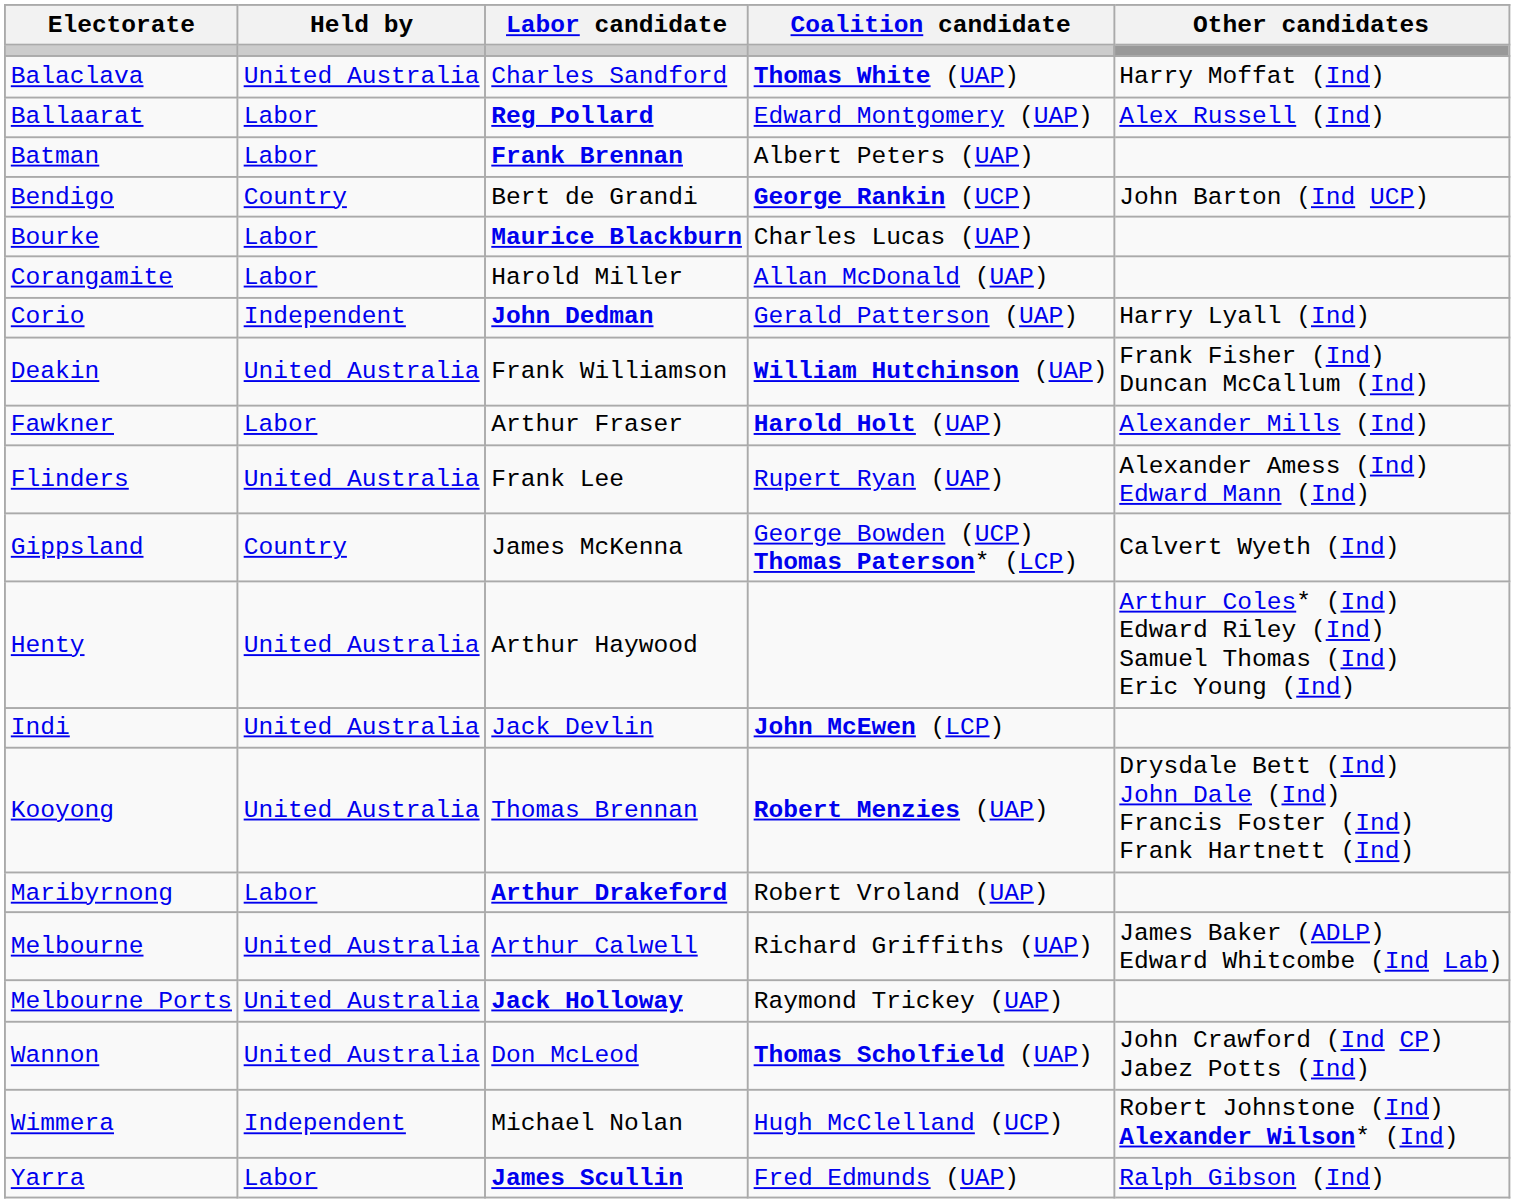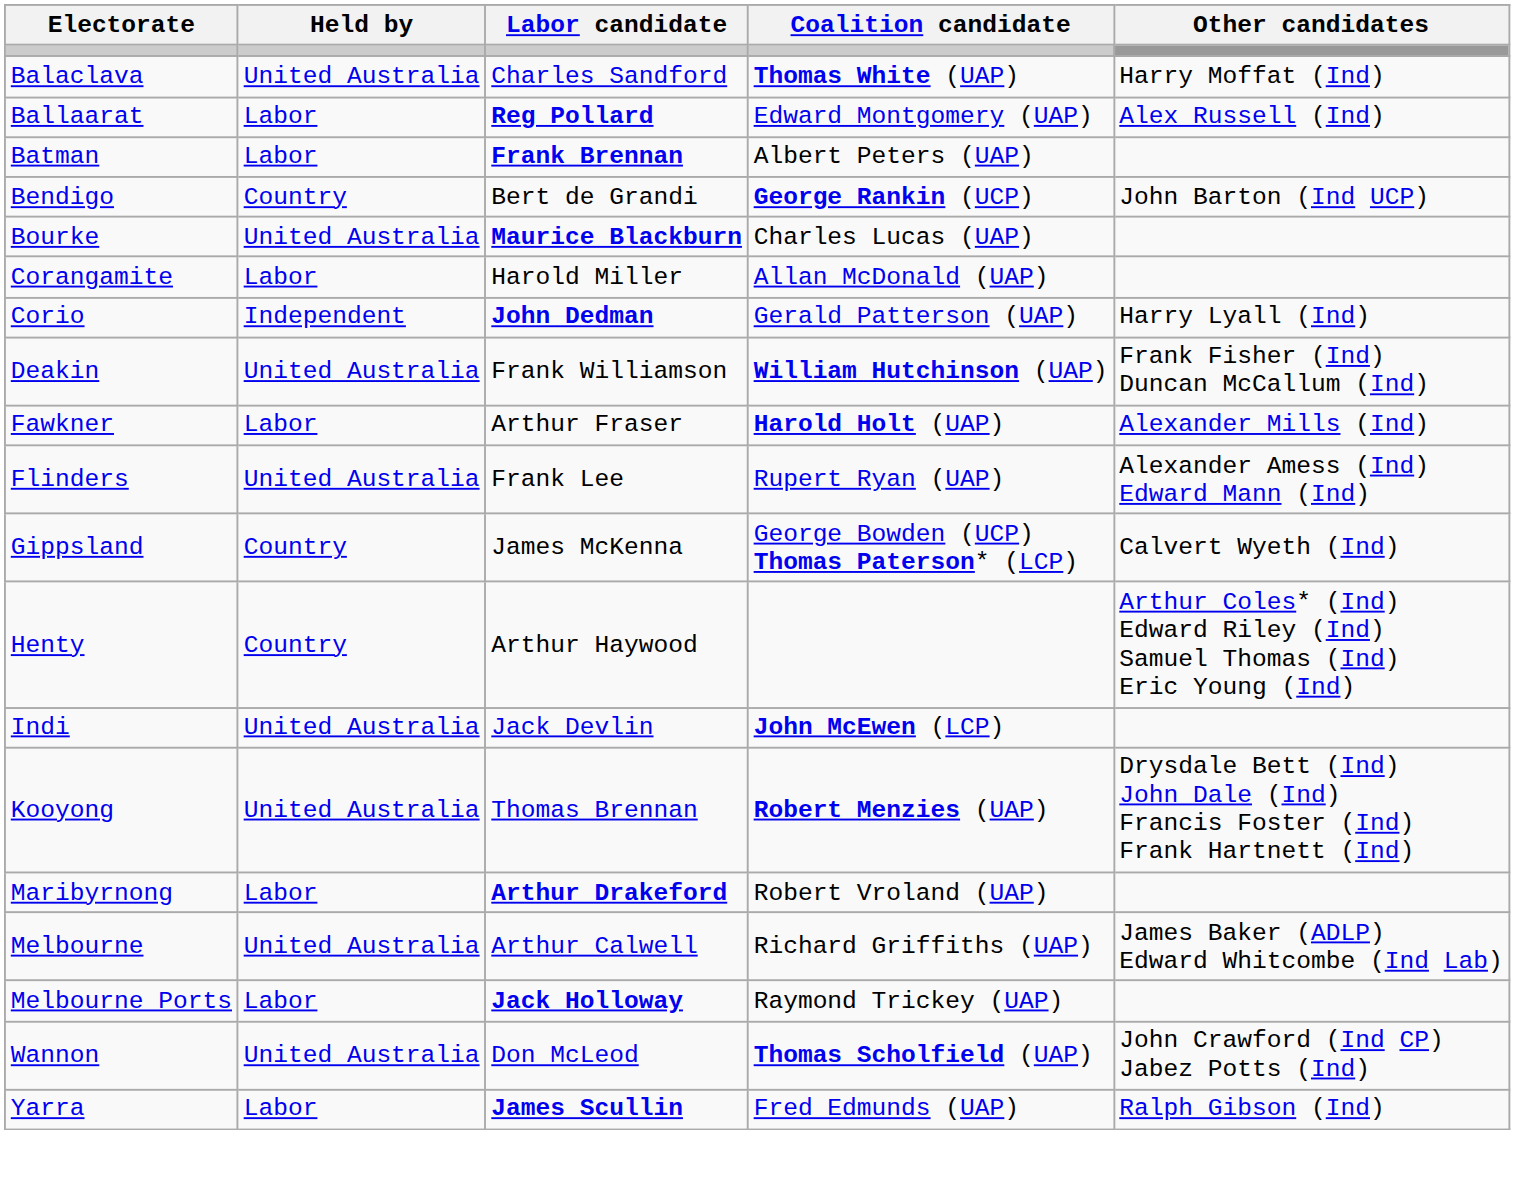(281, 237) Labor -> (362, 237) United Australia
(362, 645) United Australia -> (295, 645) Country
(362, 1001) United Australia -> (281, 1001) Labor
- row: (62, 1124)
